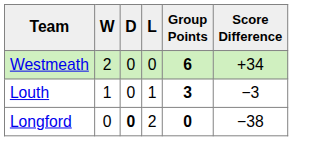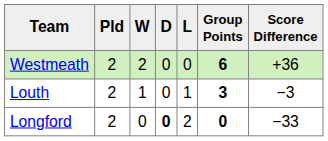+ column: (112, 27)
(250, 64) +34 -> (286, 64) +36
(250, 121) −38 -> (286, 121) −33
